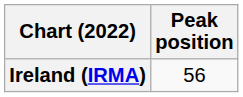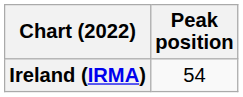(194, 75) 56 -> (194, 75) 54
